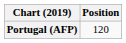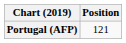(101, 30) 120 -> (101, 30) 121
